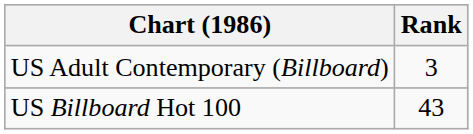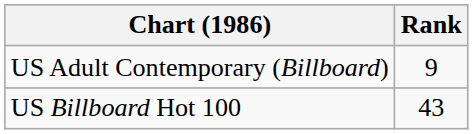(431, 66) 3 -> (431, 66) 9
